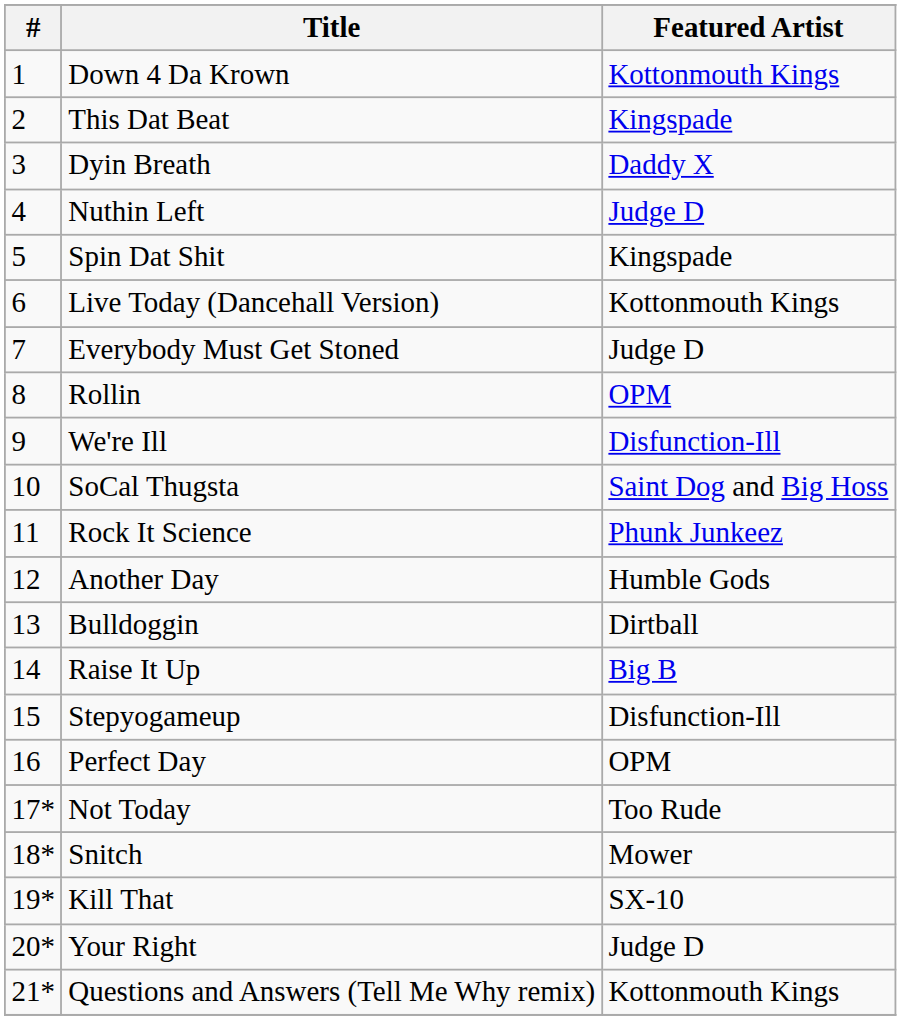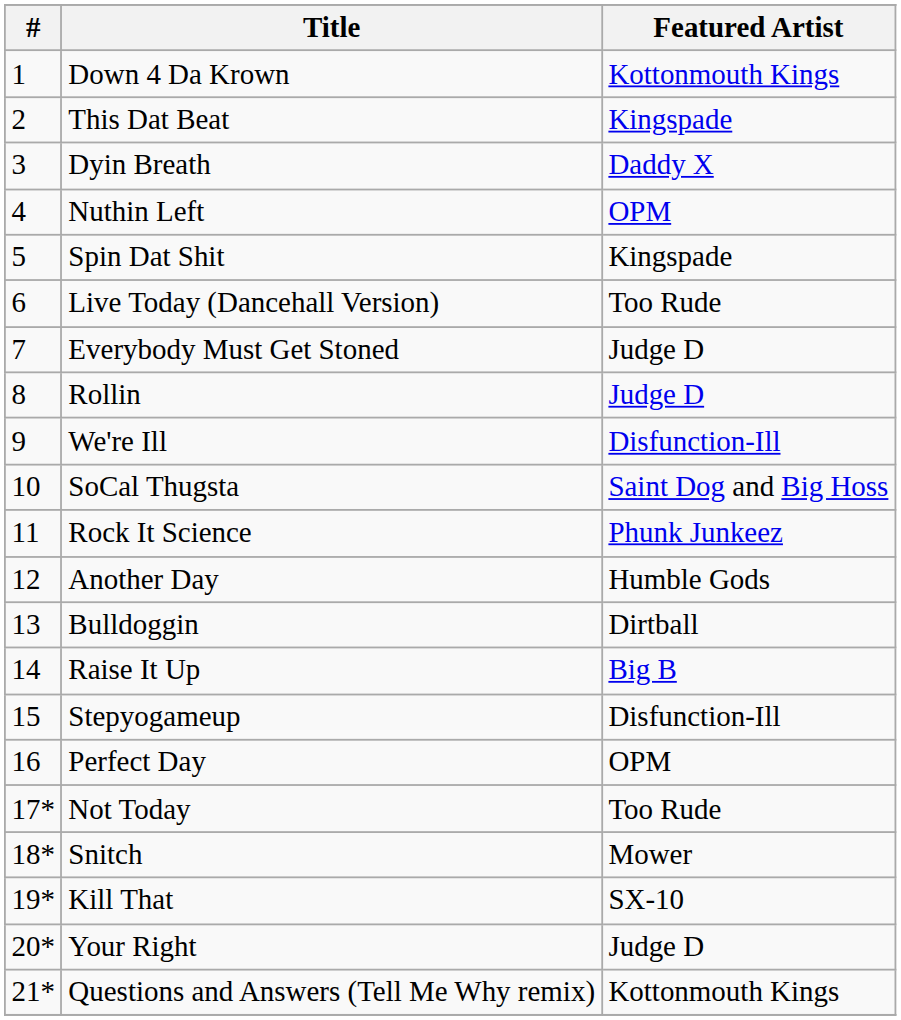(656, 211) Judge D -> (640, 211) OPM
(724, 303) Kottonmouth Kings -> (665, 303) Too Rude
(640, 394) OPM -> (656, 394) Judge D
